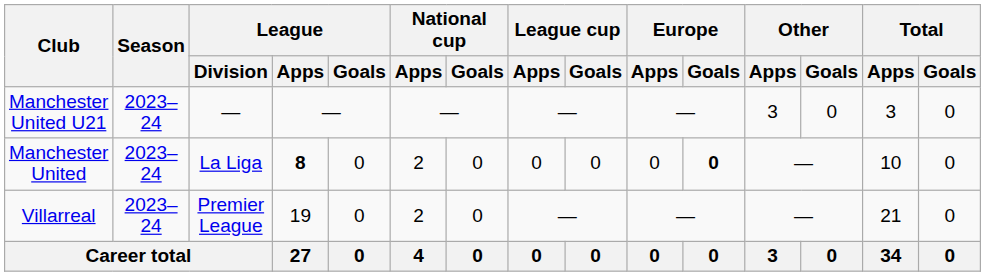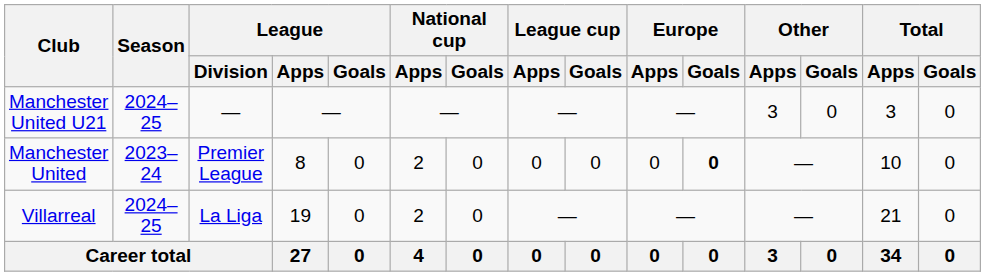(151, 112) 2023–24 -> (151, 112) 2024–25
(231, 163) La Liga -> (231, 163) Premier League
(300, 163) bold -> (300, 163) normal
(151, 215) 2023–24 -> (151, 215) 2024–25
(231, 215) Premier League -> (231, 215) La Liga
